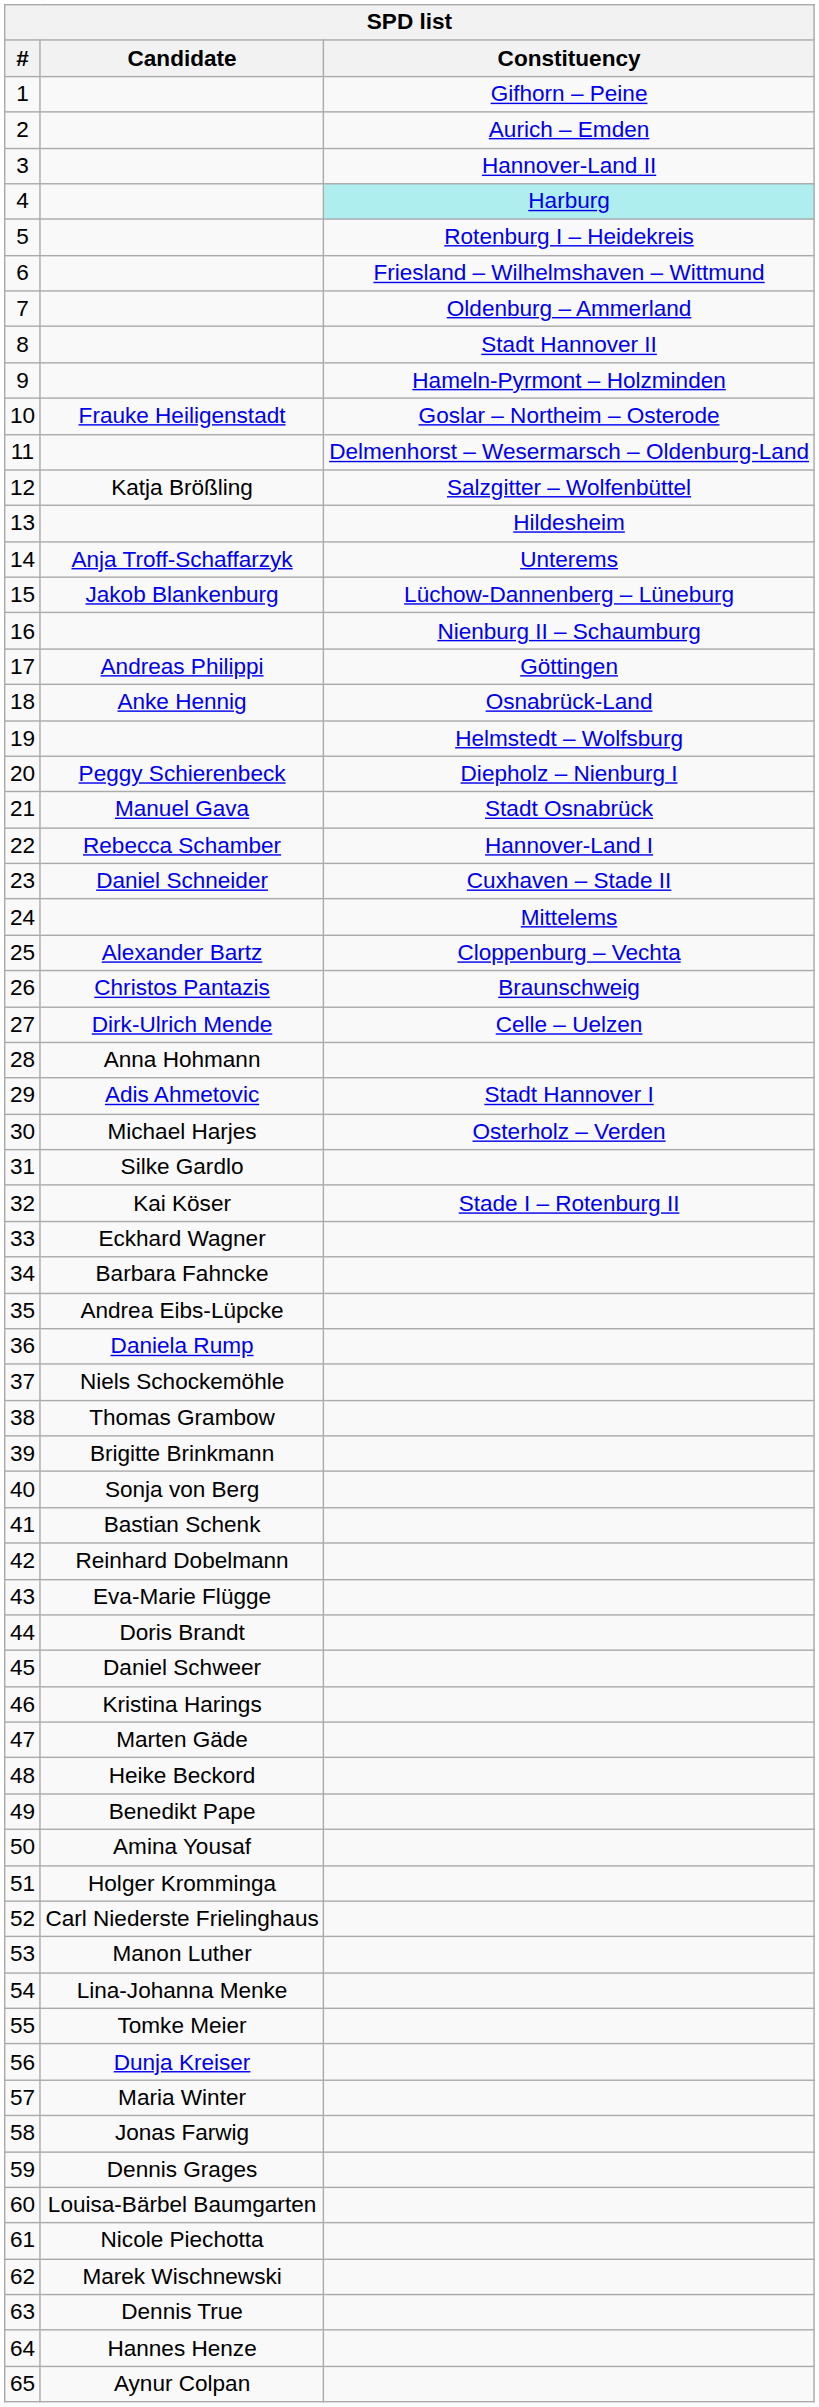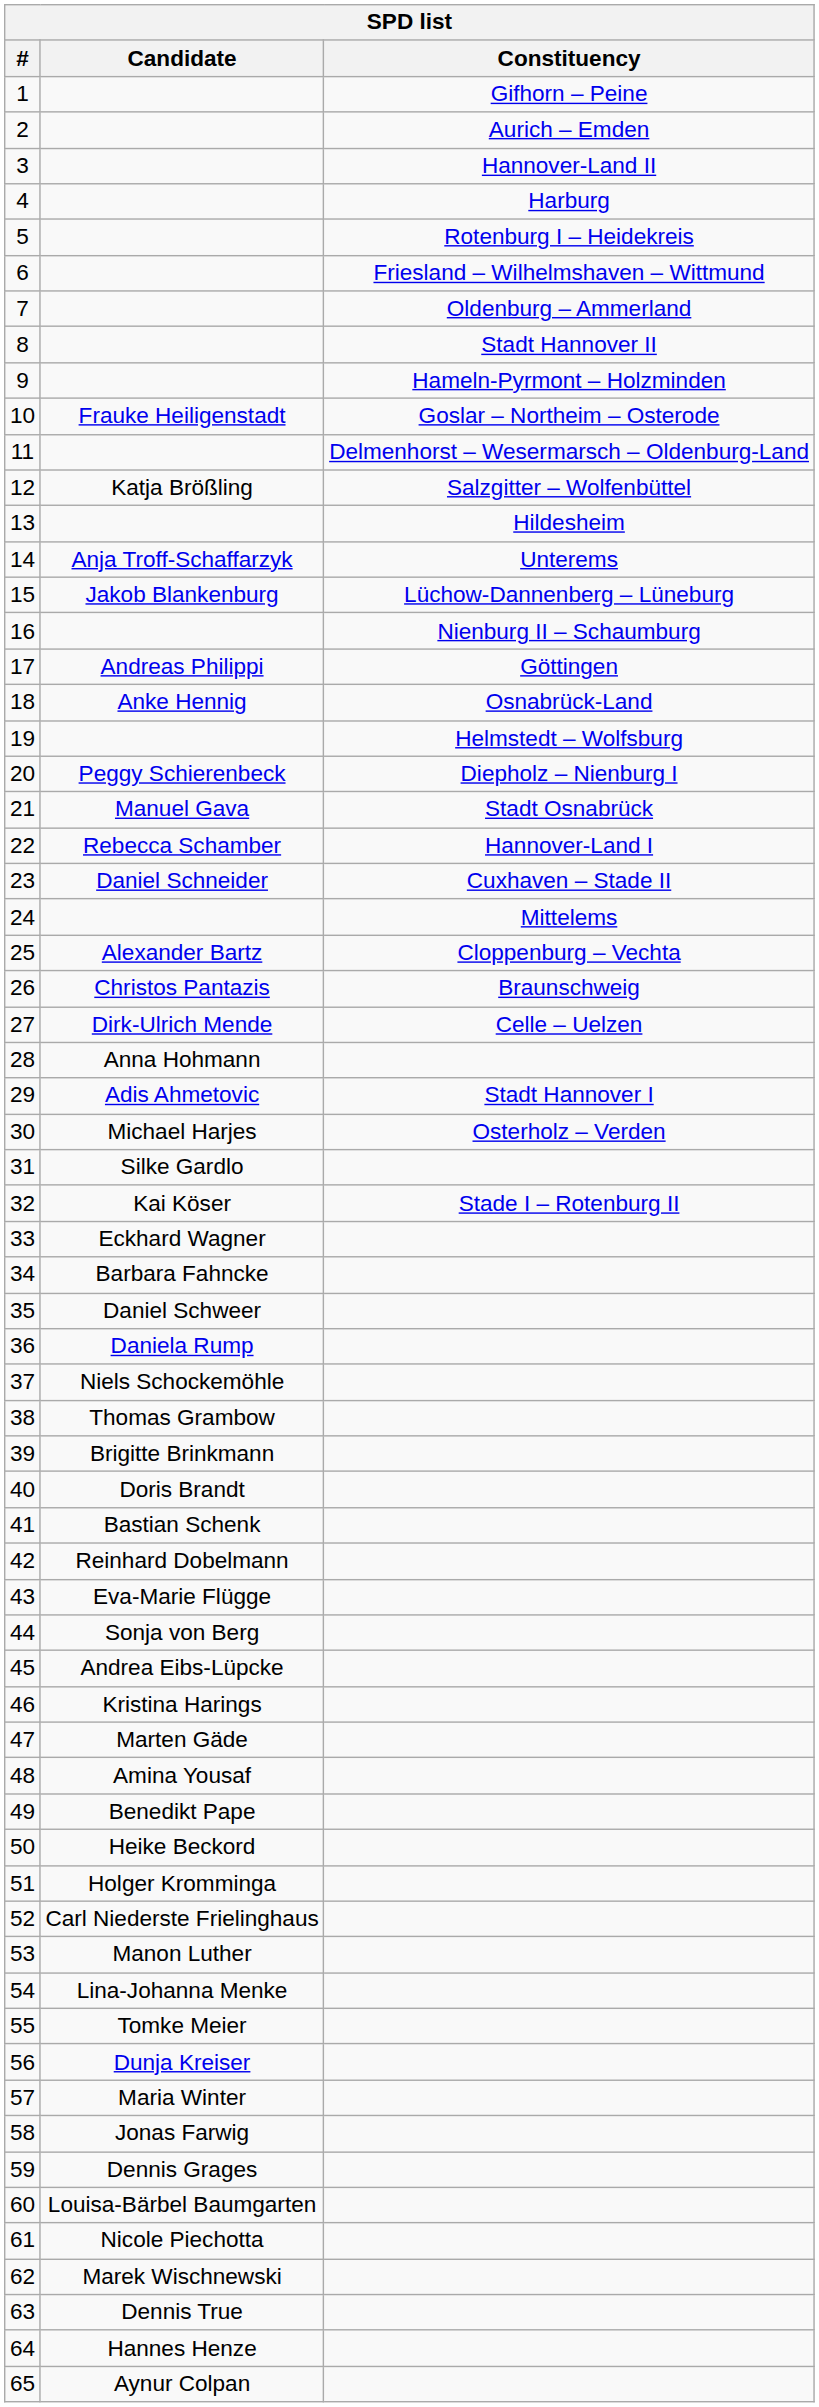(569, 201) paleturquoise background -> (569, 201) no background
(182, 1310) Andrea Eibs-Lüpcke -> (182, 1310) Daniel Schweer
(182, 1489) Sonja von Berg -> (182, 1489) Doris Brandt
(182, 1632) Doris Brandt -> (182, 1632) Sonja von Berg
(182, 1668) Daniel Schweer -> (182, 1668) Andrea Eibs-Lüpcke
(182, 1775) Heike Beckord -> (182, 1775) Amina Yousaf
(182, 1847) Amina Yousaf -> (182, 1847) Heike Beckord
